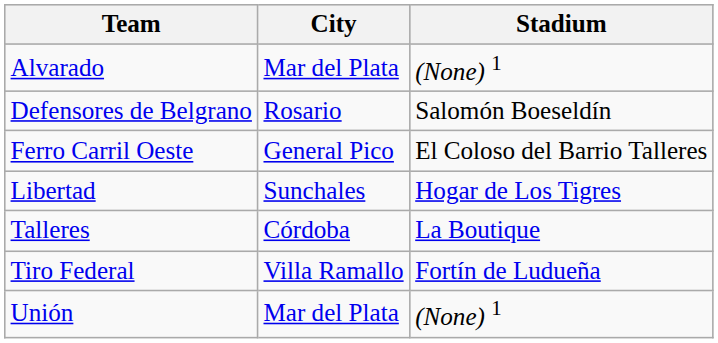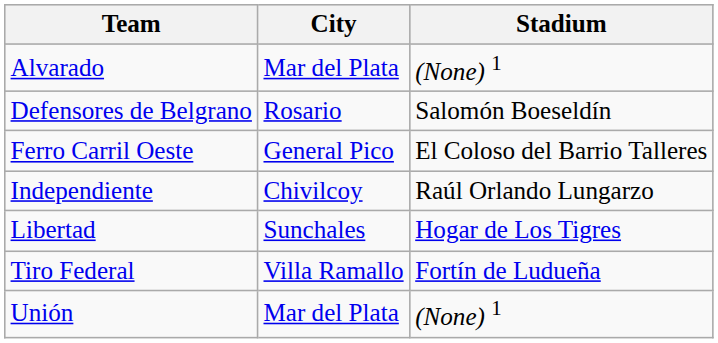+ row: (82, 190)
- row: (50, 230)
